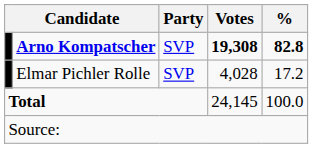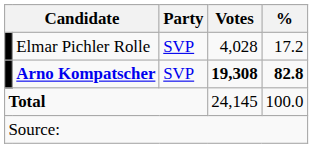rows swapped: (86, 46) <-> (83, 74)
